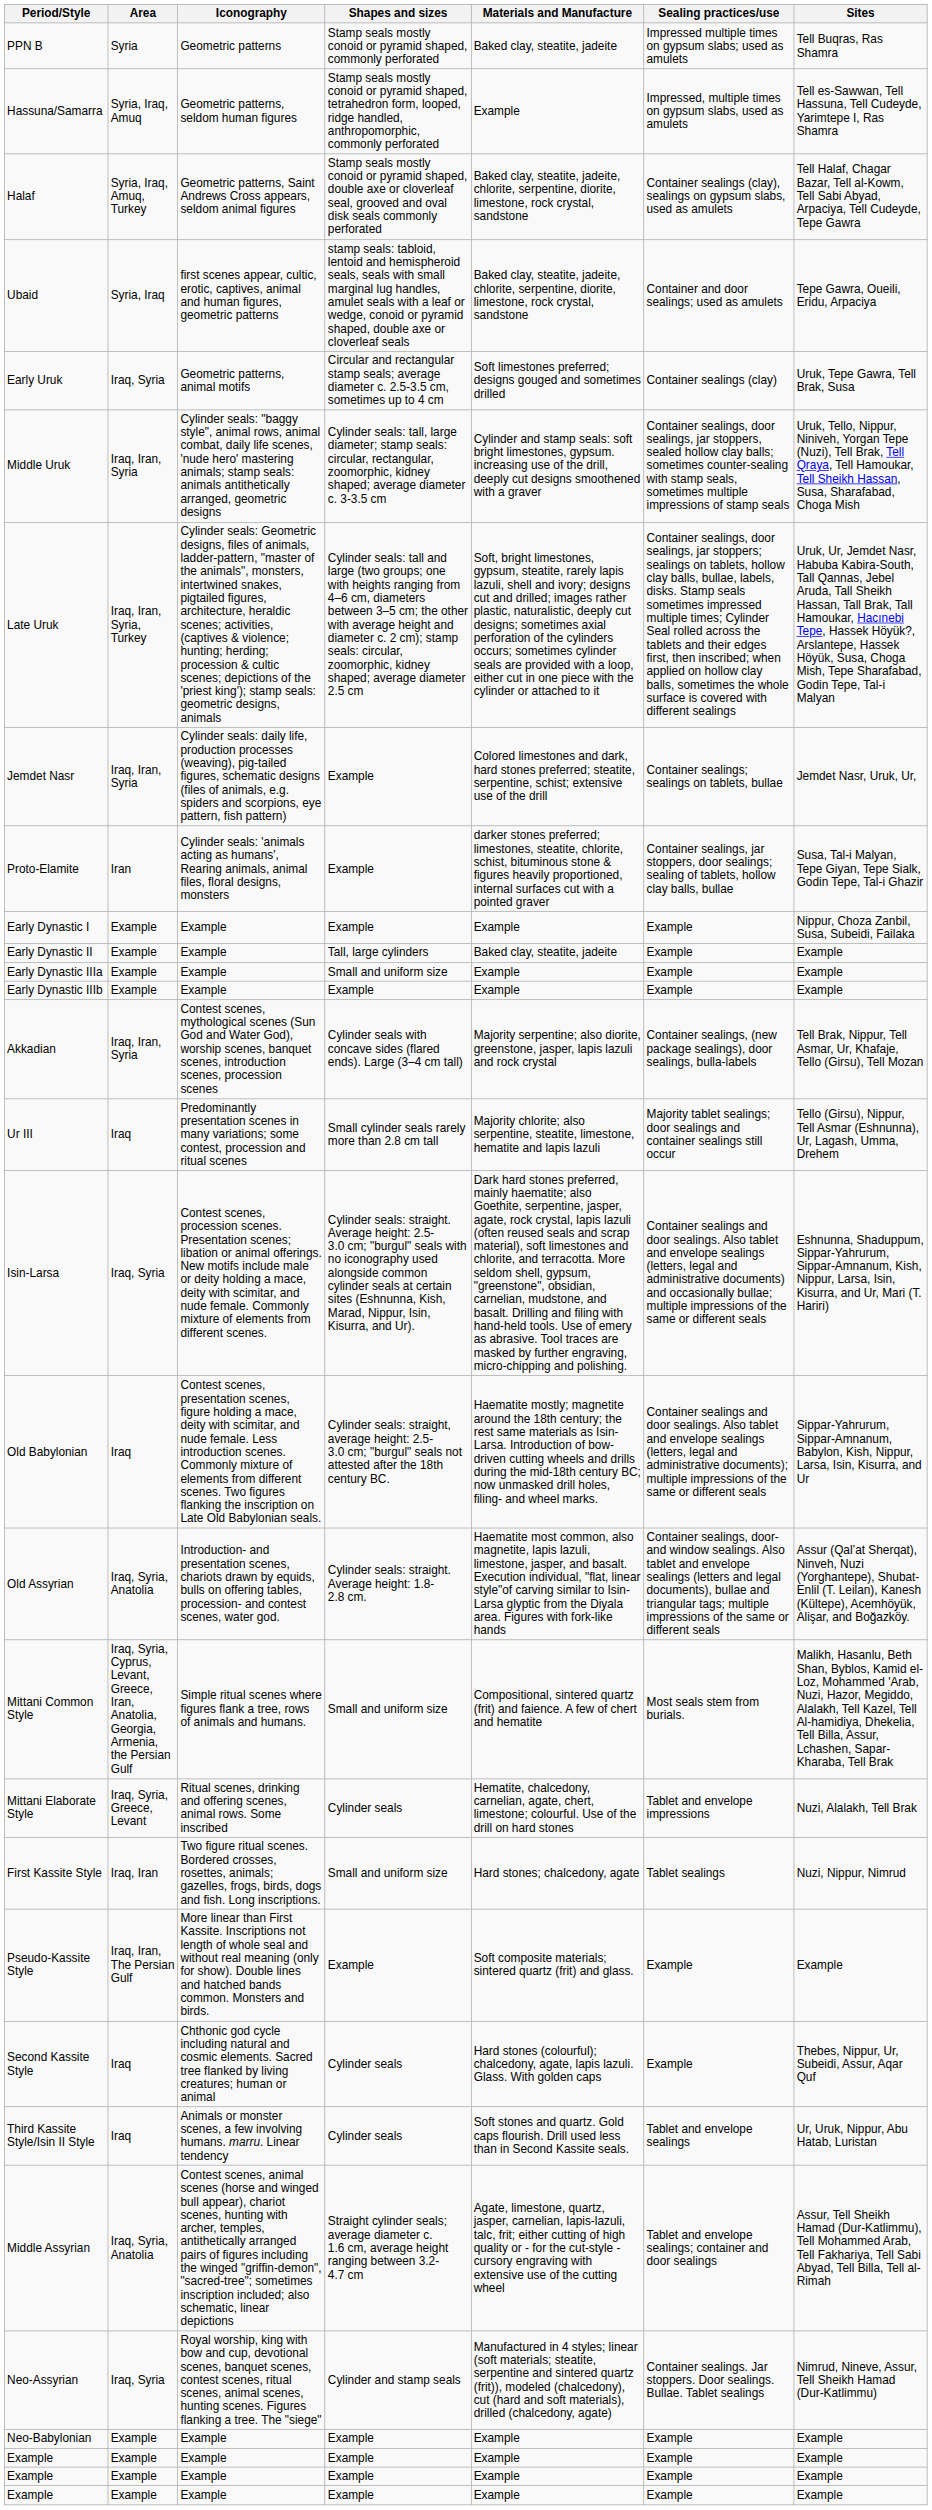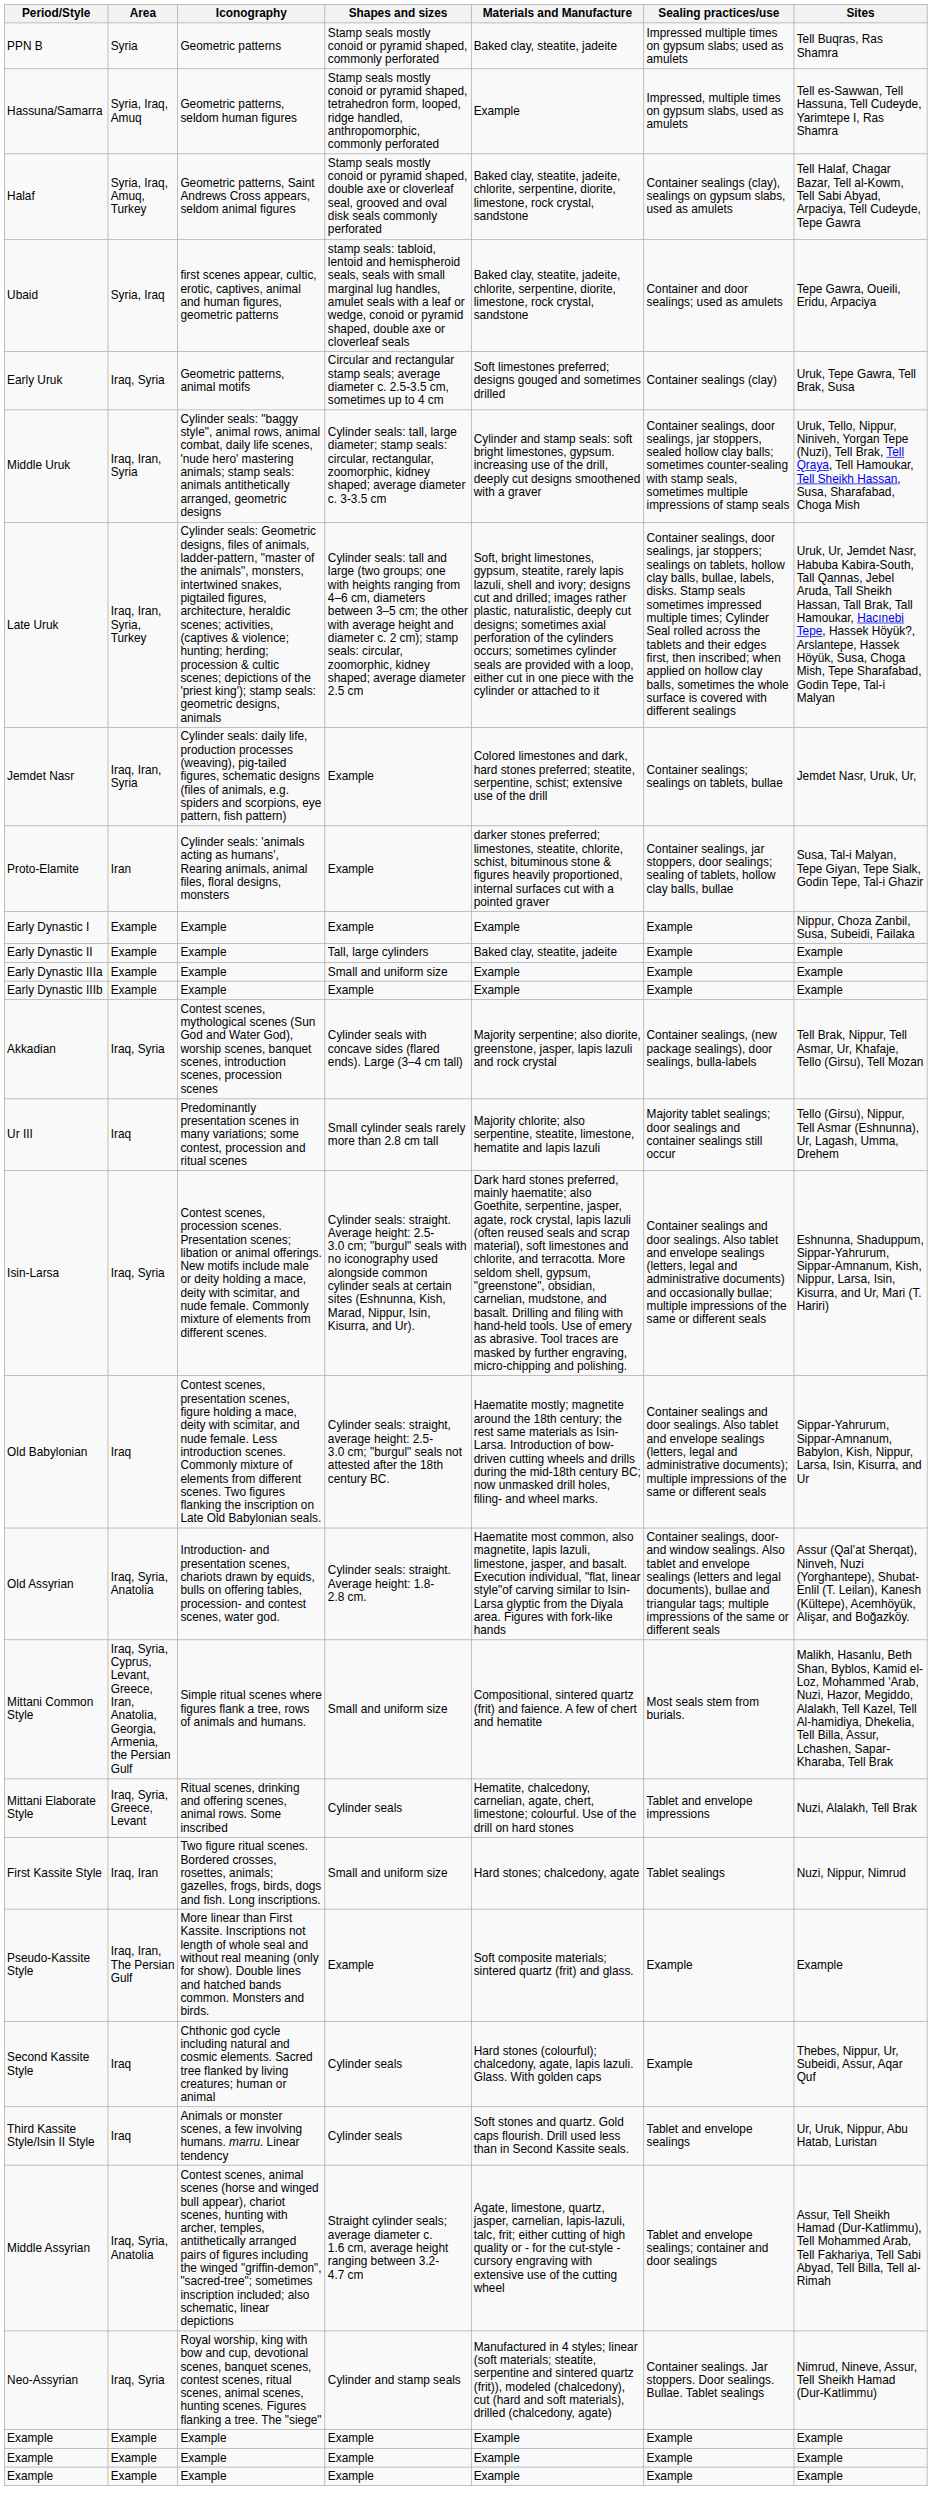(136, 1049) Iraq, Iran, Syria -> (138, 1049) Iraq, Syria
- row: (49, 2438)
